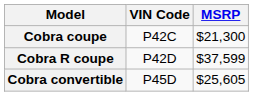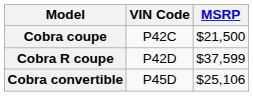(221, 36) $21,300 -> (221, 36) $21,500
(221, 79) $25,605 -> (221, 79) $25,106
